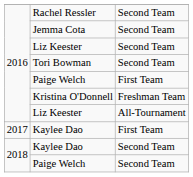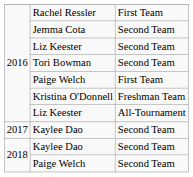(146, 12) Second Team -> (140, 12) First Team
(140, 130) First Team -> (146, 130) Second Team
